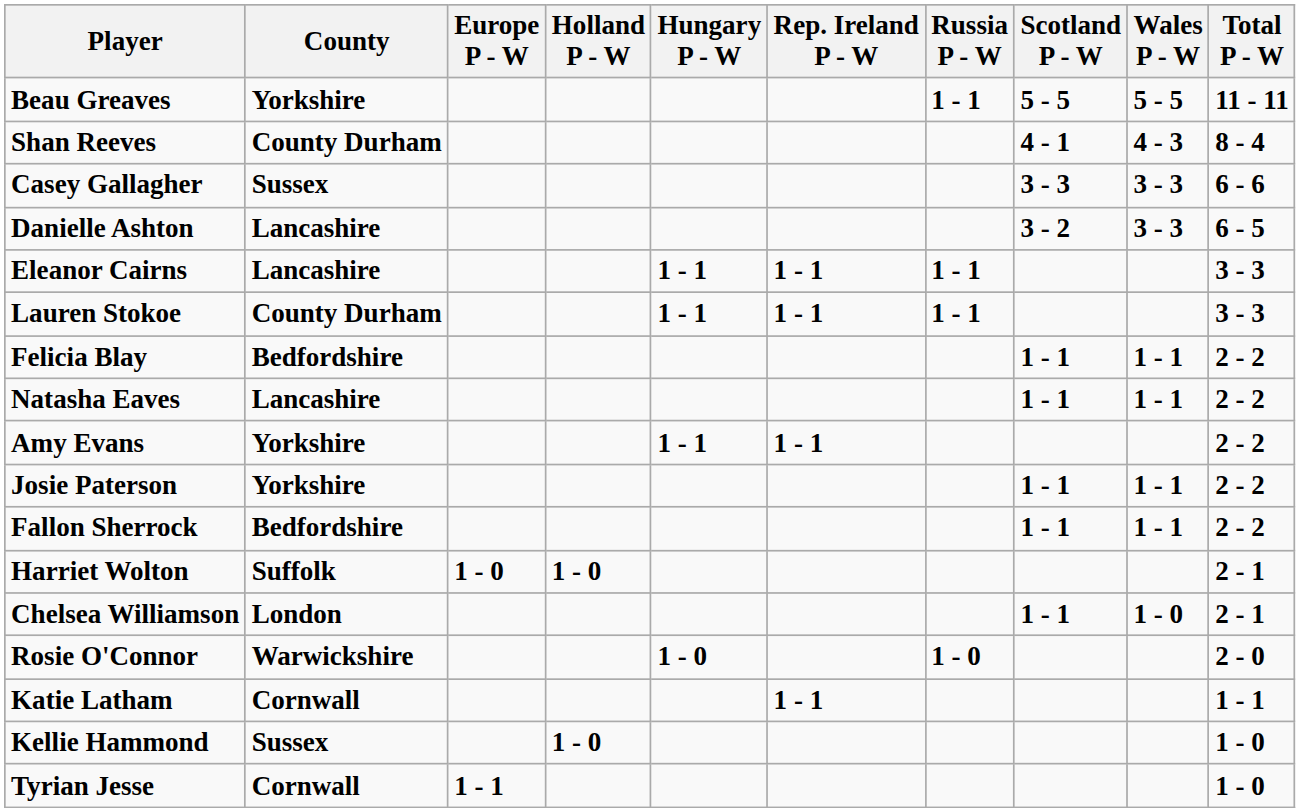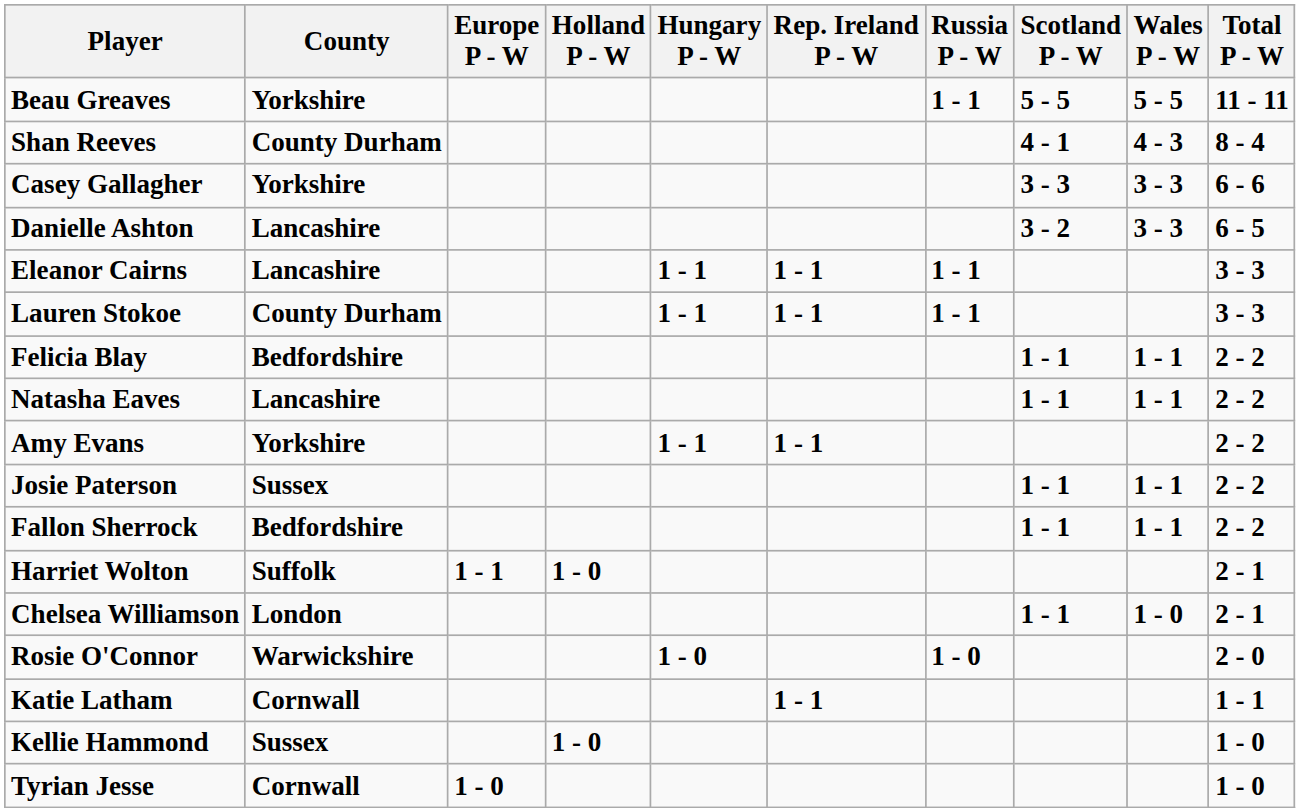(290, 185) Sussex -> (309, 185) Yorkshire
(309, 485) Yorkshire -> (290, 485) Sussex
(479, 570) 1 - 0 -> (479, 570) 1 - 1
(479, 785) 1 - 1 -> (479, 785) 1 - 0
